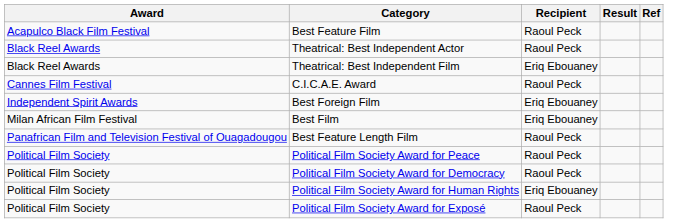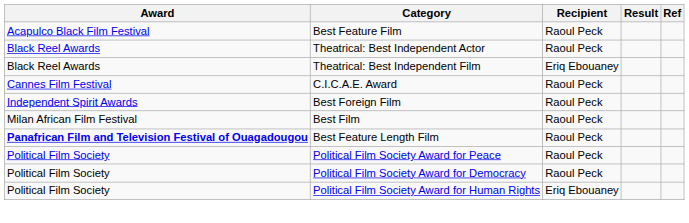(561, 102) Eriq Ebouaney -> (574, 102) Raoul Peck
(561, 119) Eriq Ebouaney -> (574, 119) Raoul Peck
(147, 137) normal -> (157, 137) bold
- row: (389, 208)
